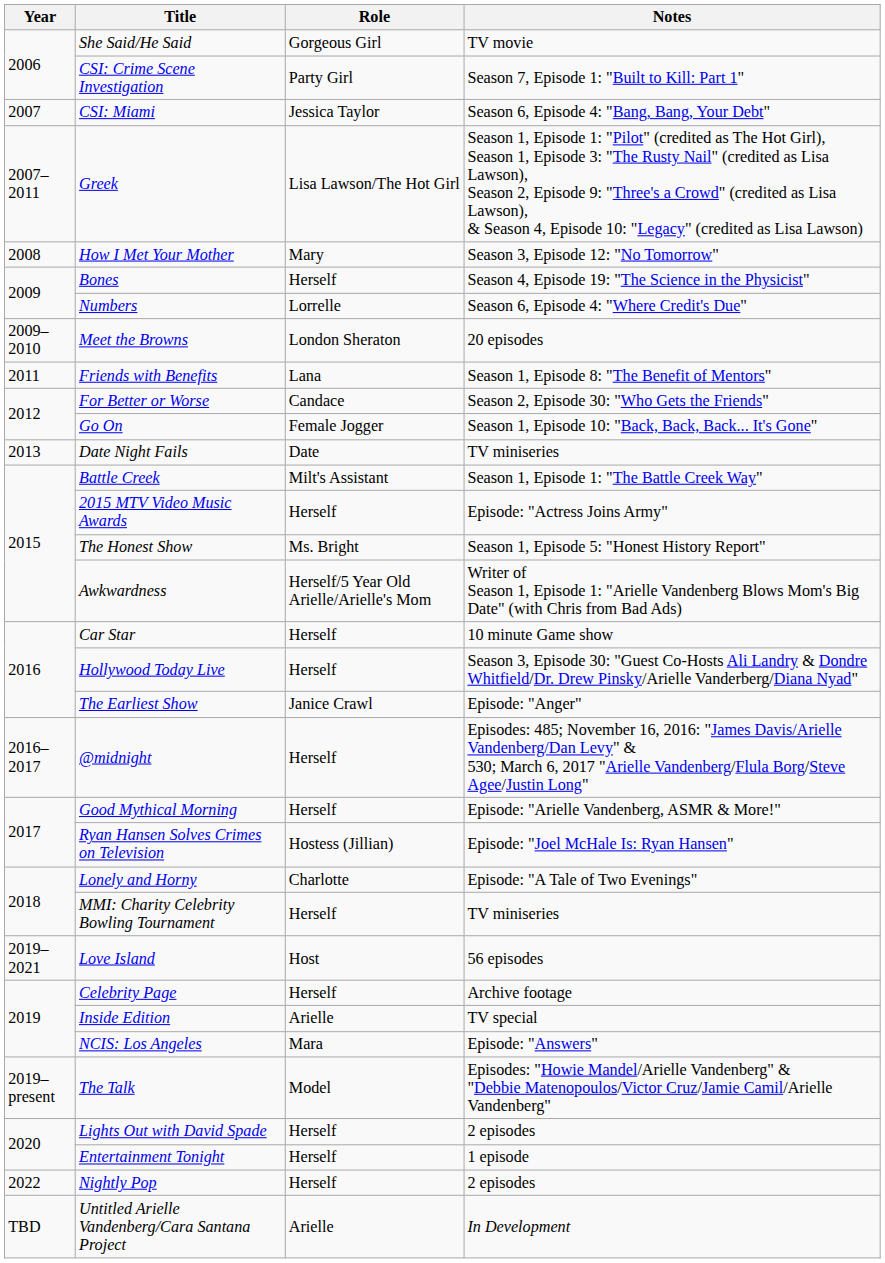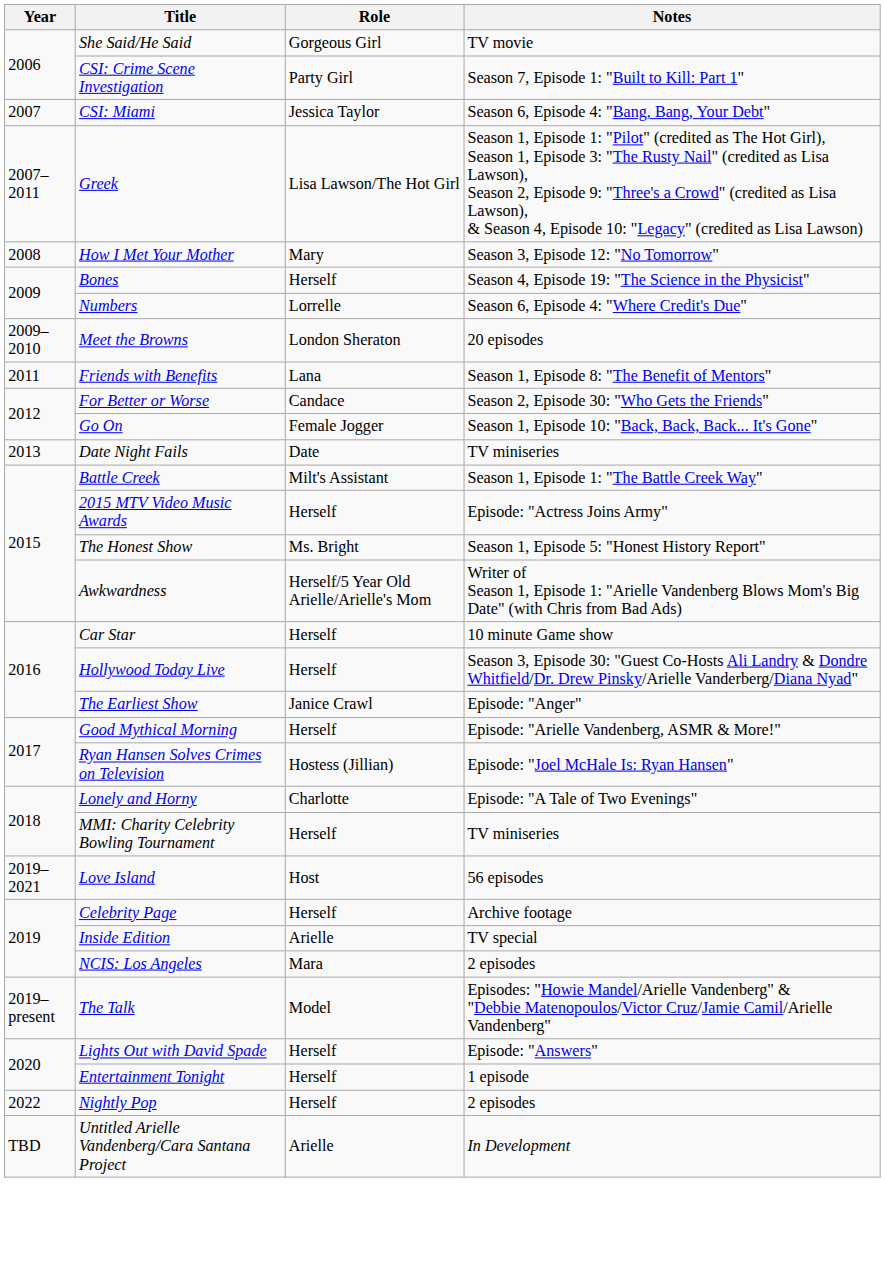- row: (115, 757)
(533, 1043) Episode: "Answers" -> (501, 963) 2 episodes
(501, 1131) 2 episodes -> (533, 1051) Episode: "Answers"
